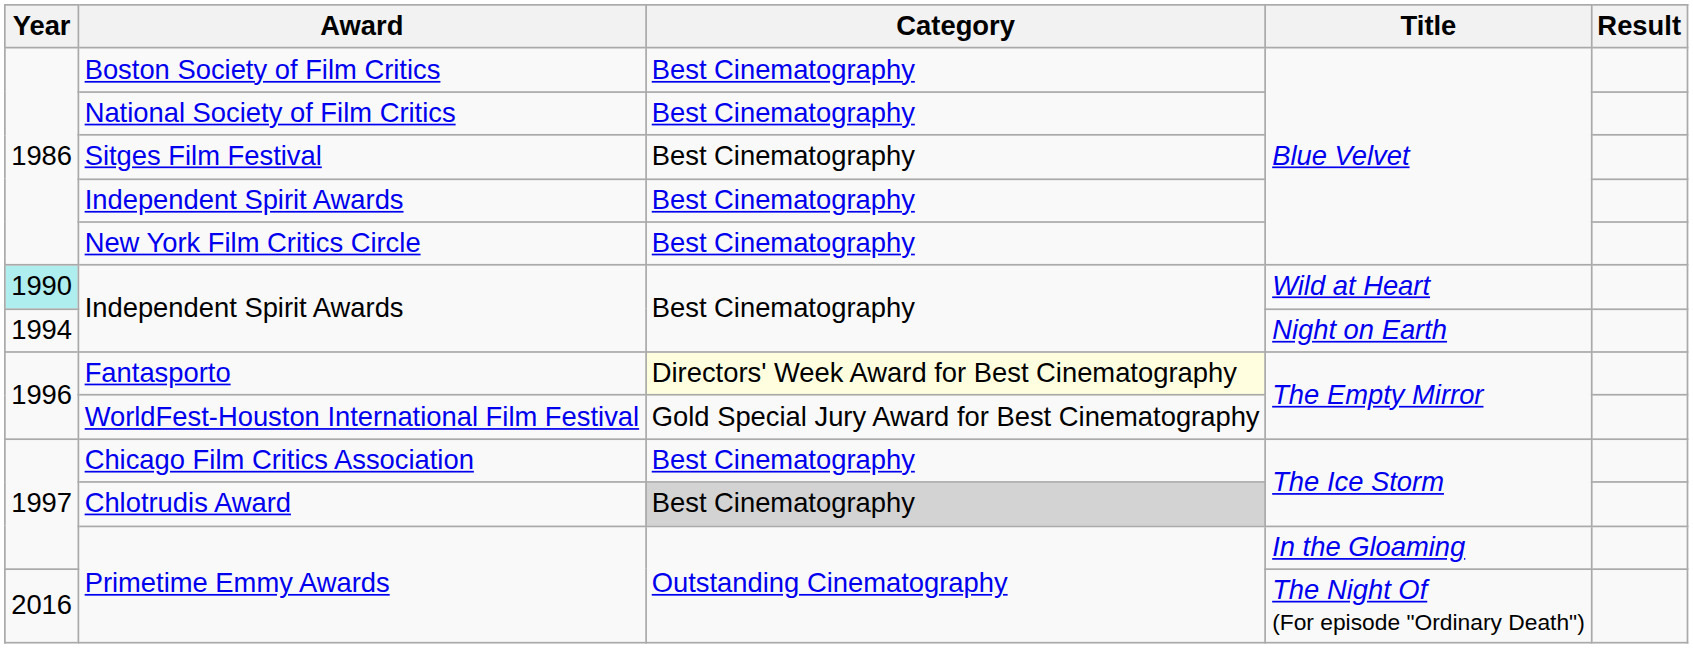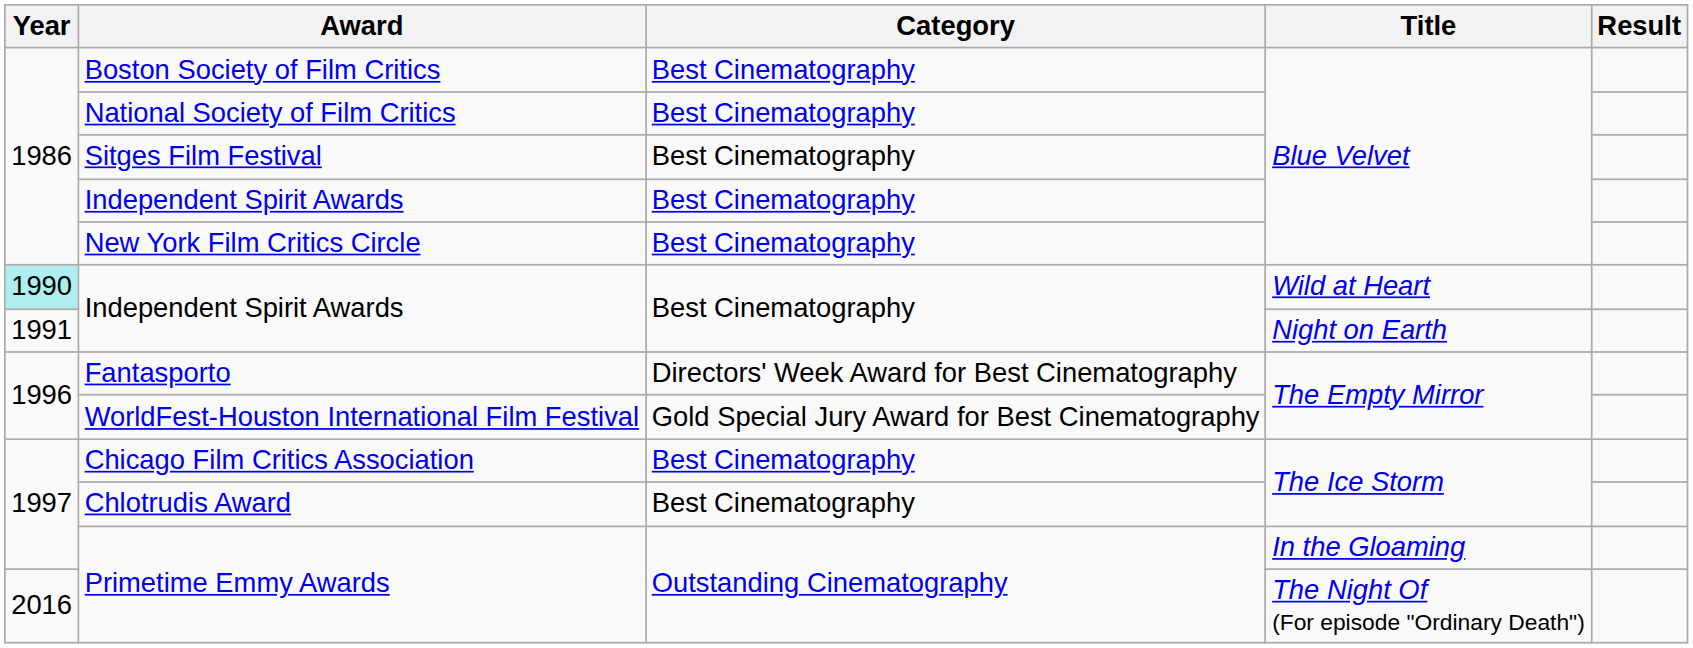(42, 329) 1994 -> (42, 329) 1991
(944, 373) lightyellow background -> (944, 373) no background
(783, 503) lightgrey background -> (783, 503) no background
